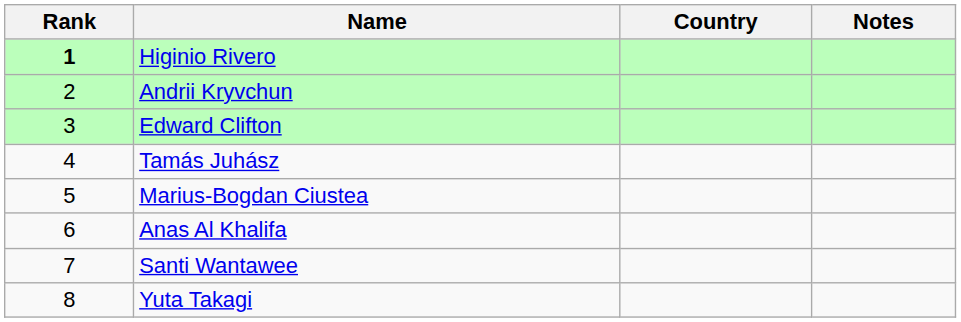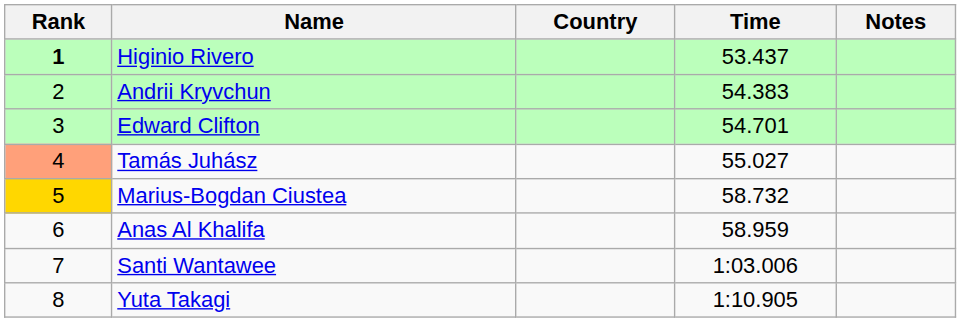+ column: (755, 21)
(69, 160) no background -> (58, 160) lightsalmon background
(69, 195) no background -> (58, 195) gold background
